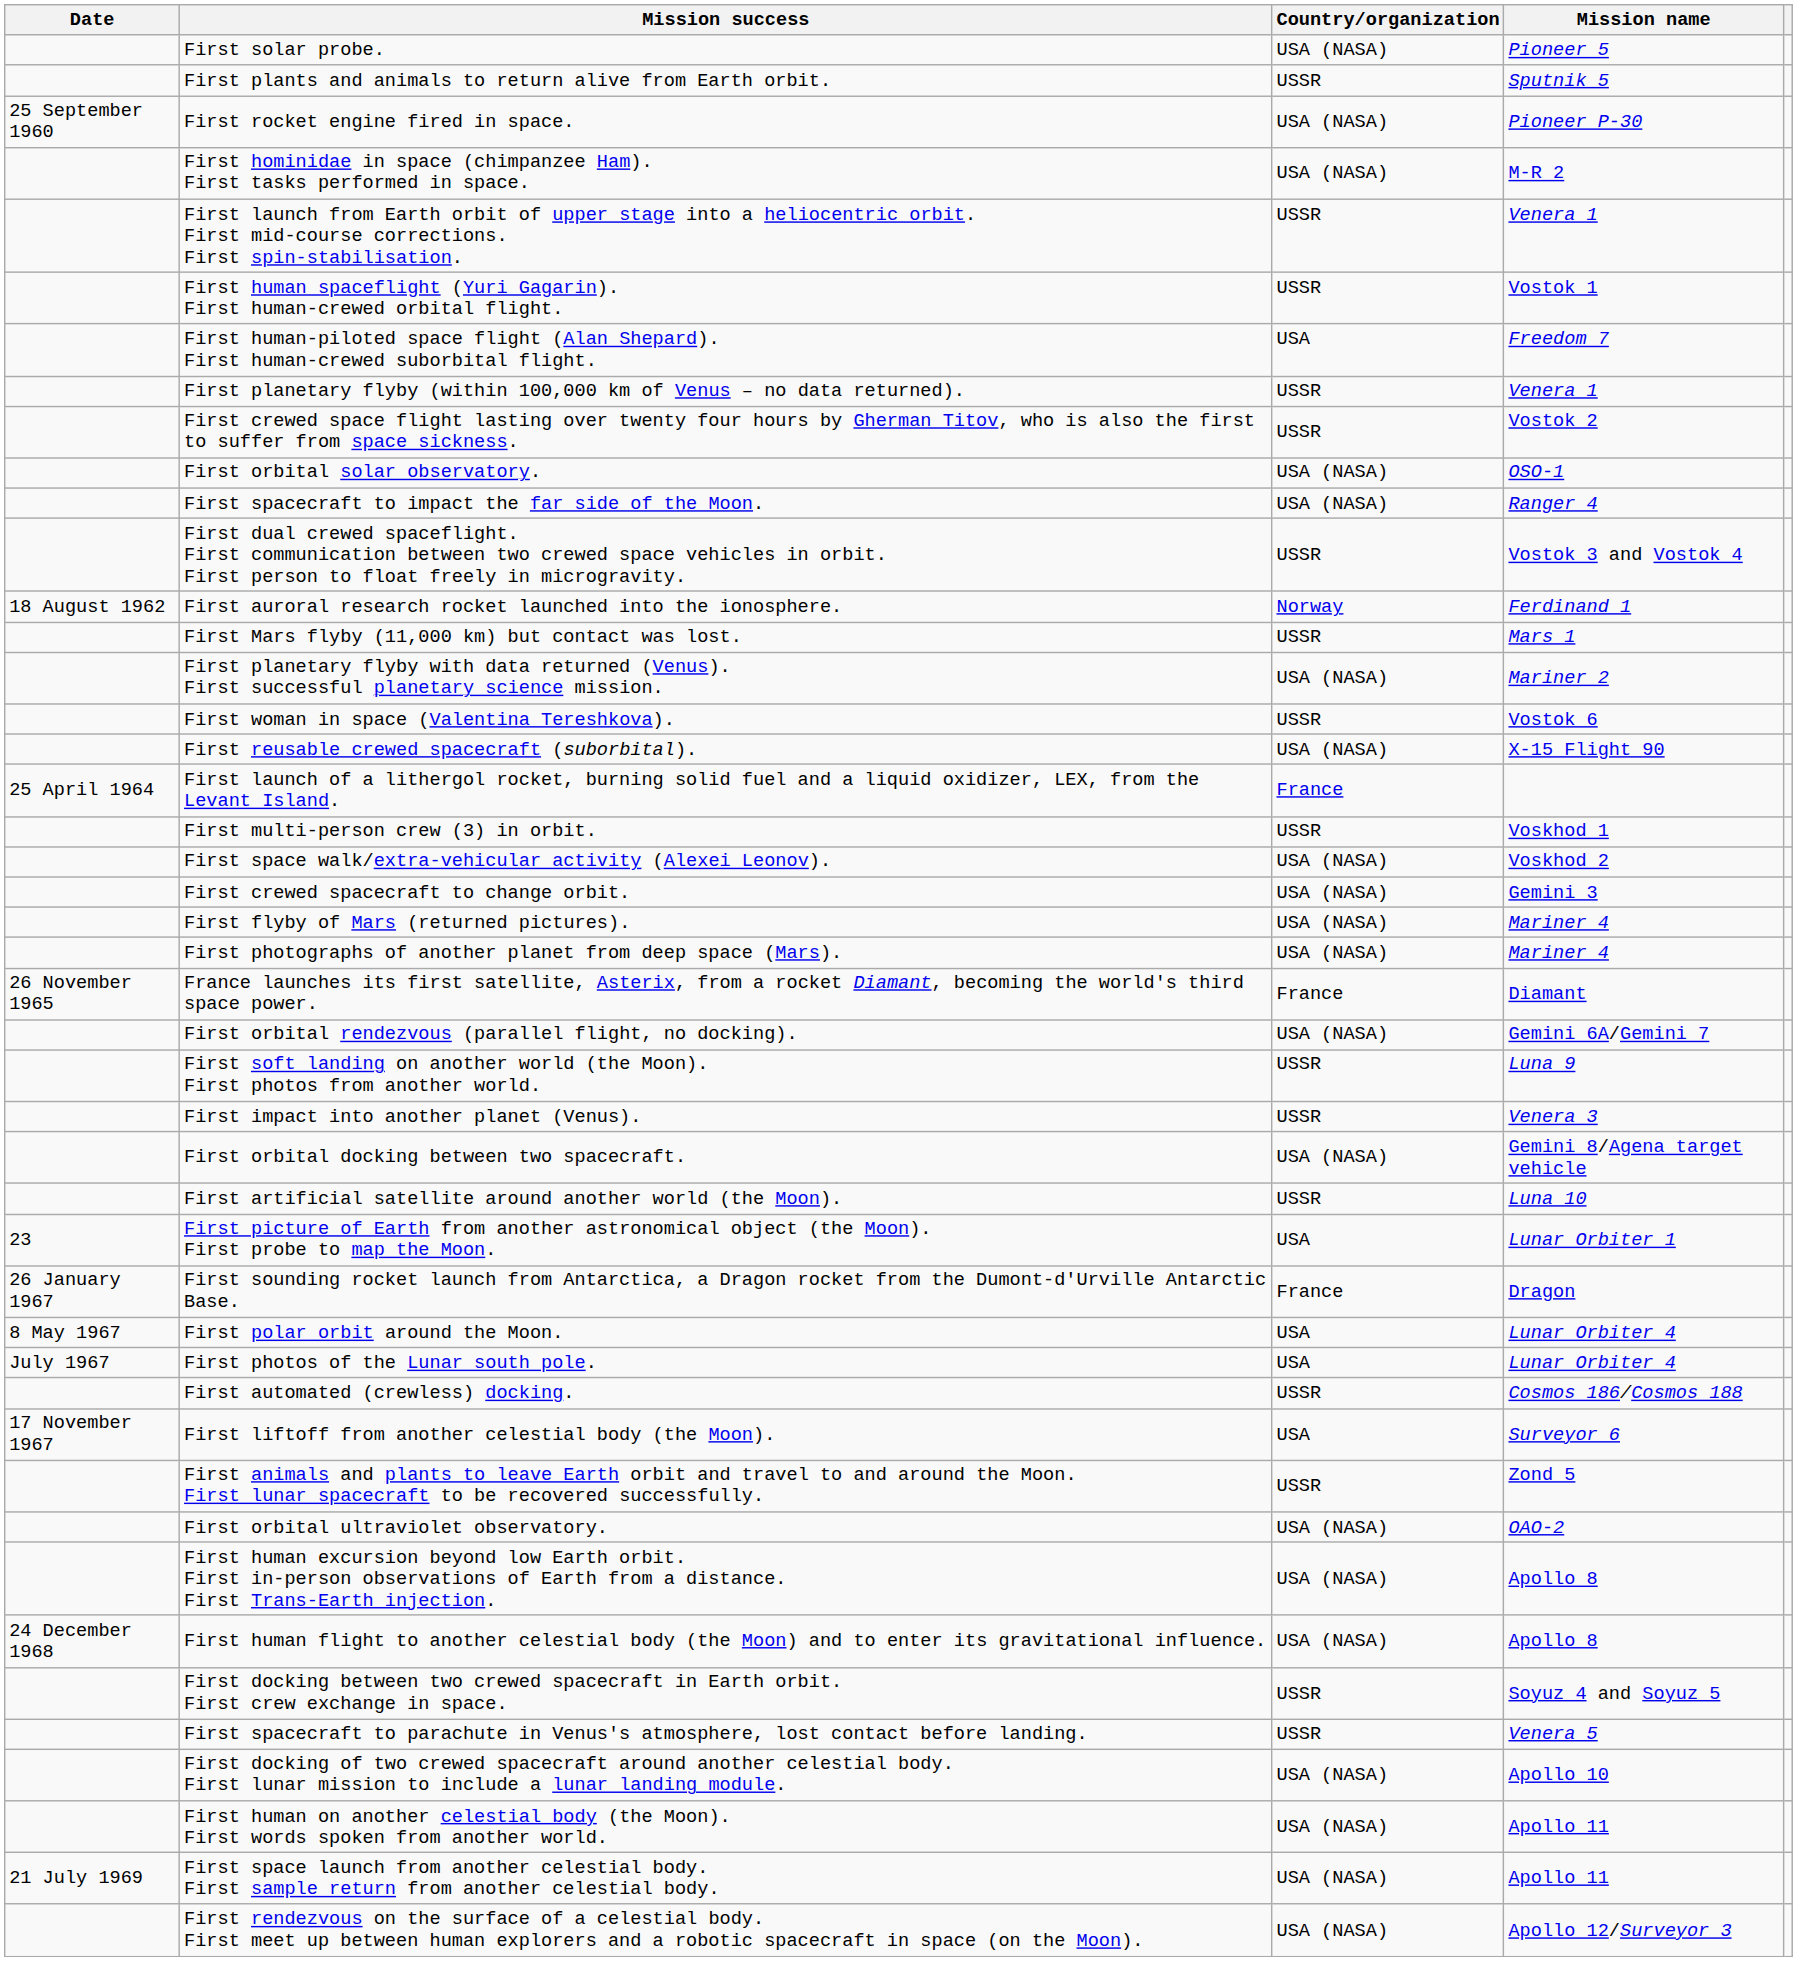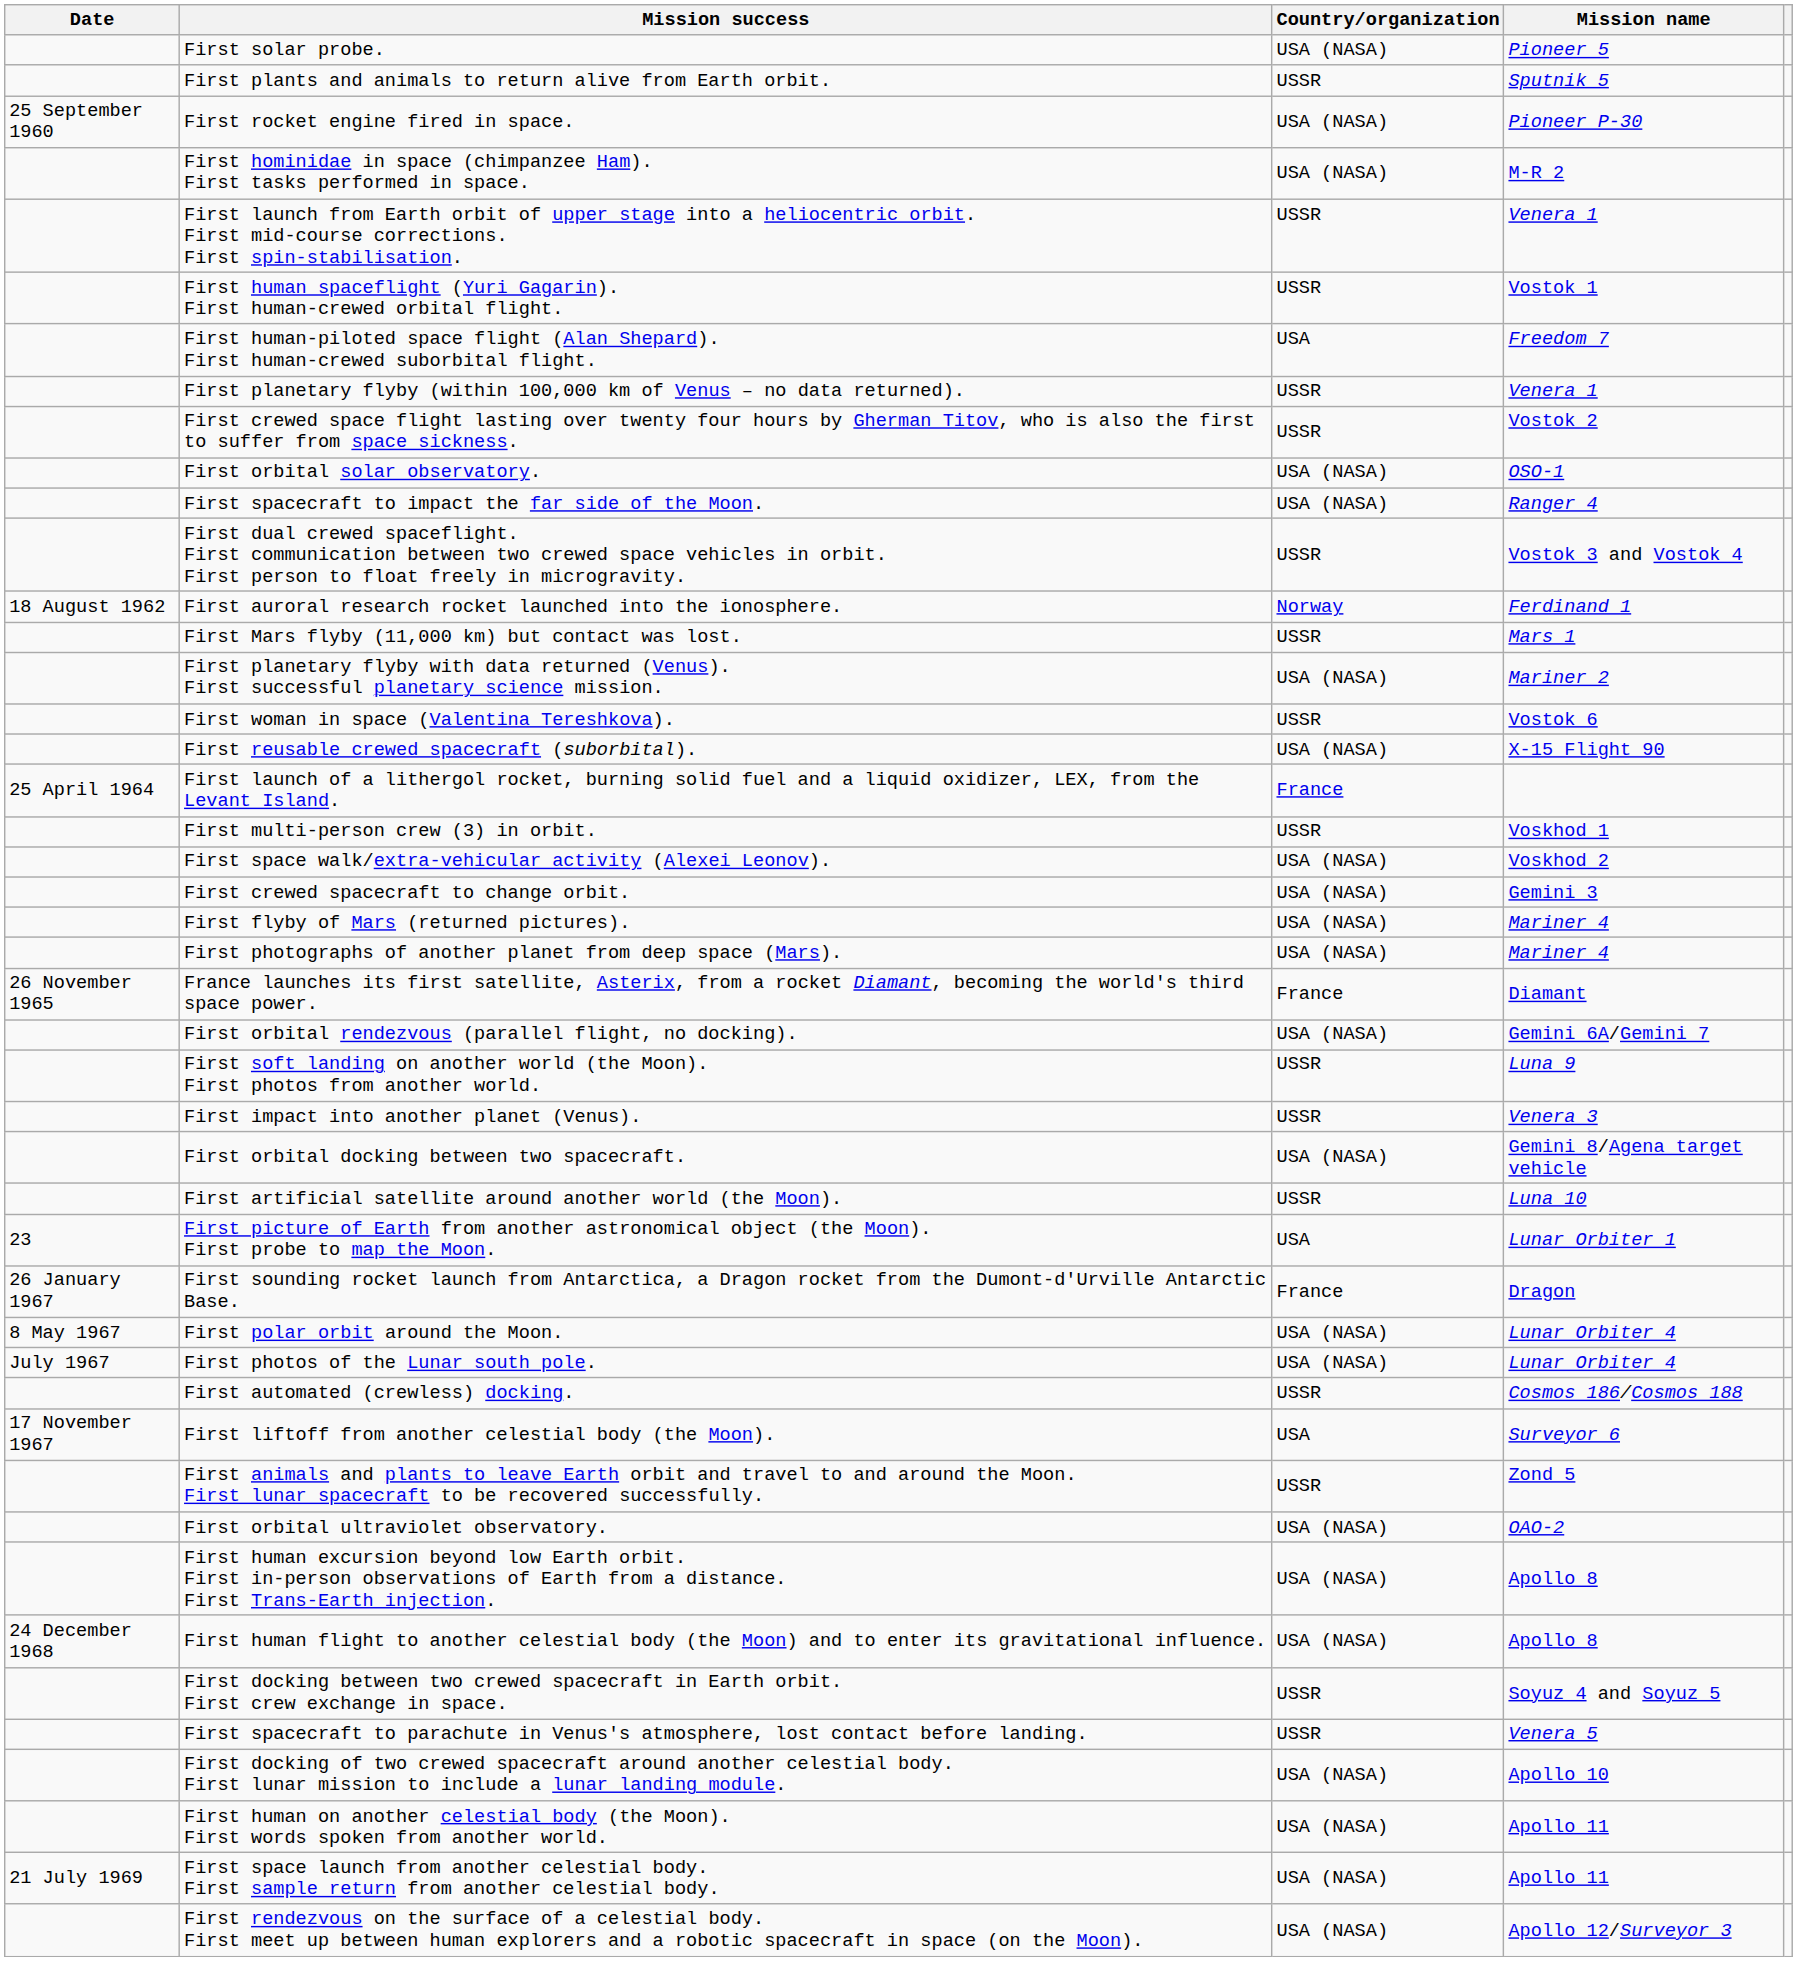(1293, 1333) USA -> (1332, 1333) USA (NASA)
(1293, 1363) USA -> (1332, 1363) USA (NASA)
